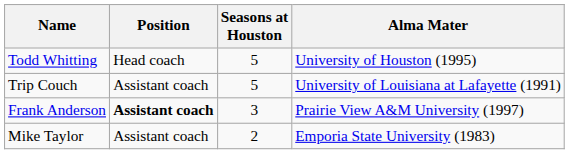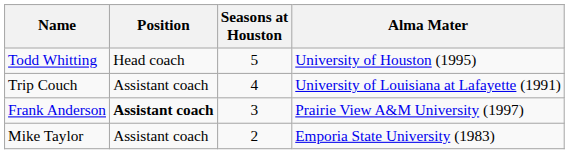(254, 85) 5 -> (254, 85) 4
